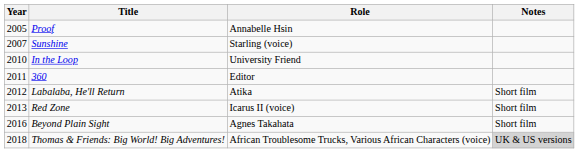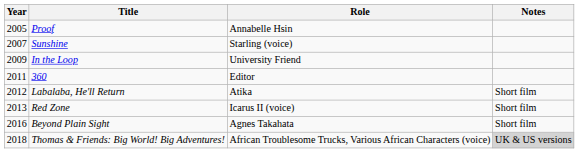(17, 60) 2010 -> (17, 60) 2009
